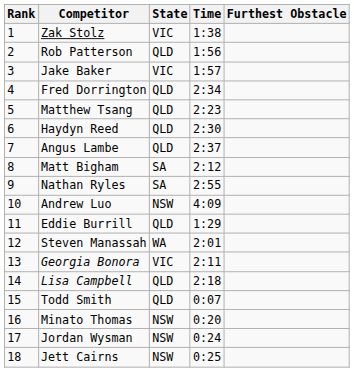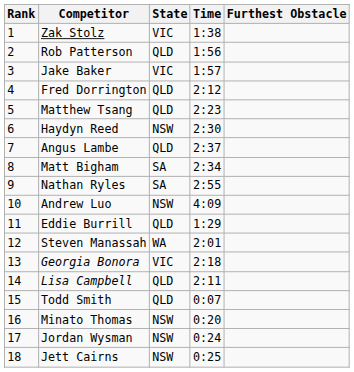(207, 90) 2:34 -> (207, 90) 2:12
(163, 128) QLD -> (163, 128) NSW
(207, 167) 2:12 -> (207, 167) 2:34
(207, 262) 2:11 -> (207, 262) 2:18
(207, 281) 2:18 -> (207, 281) 2:11
